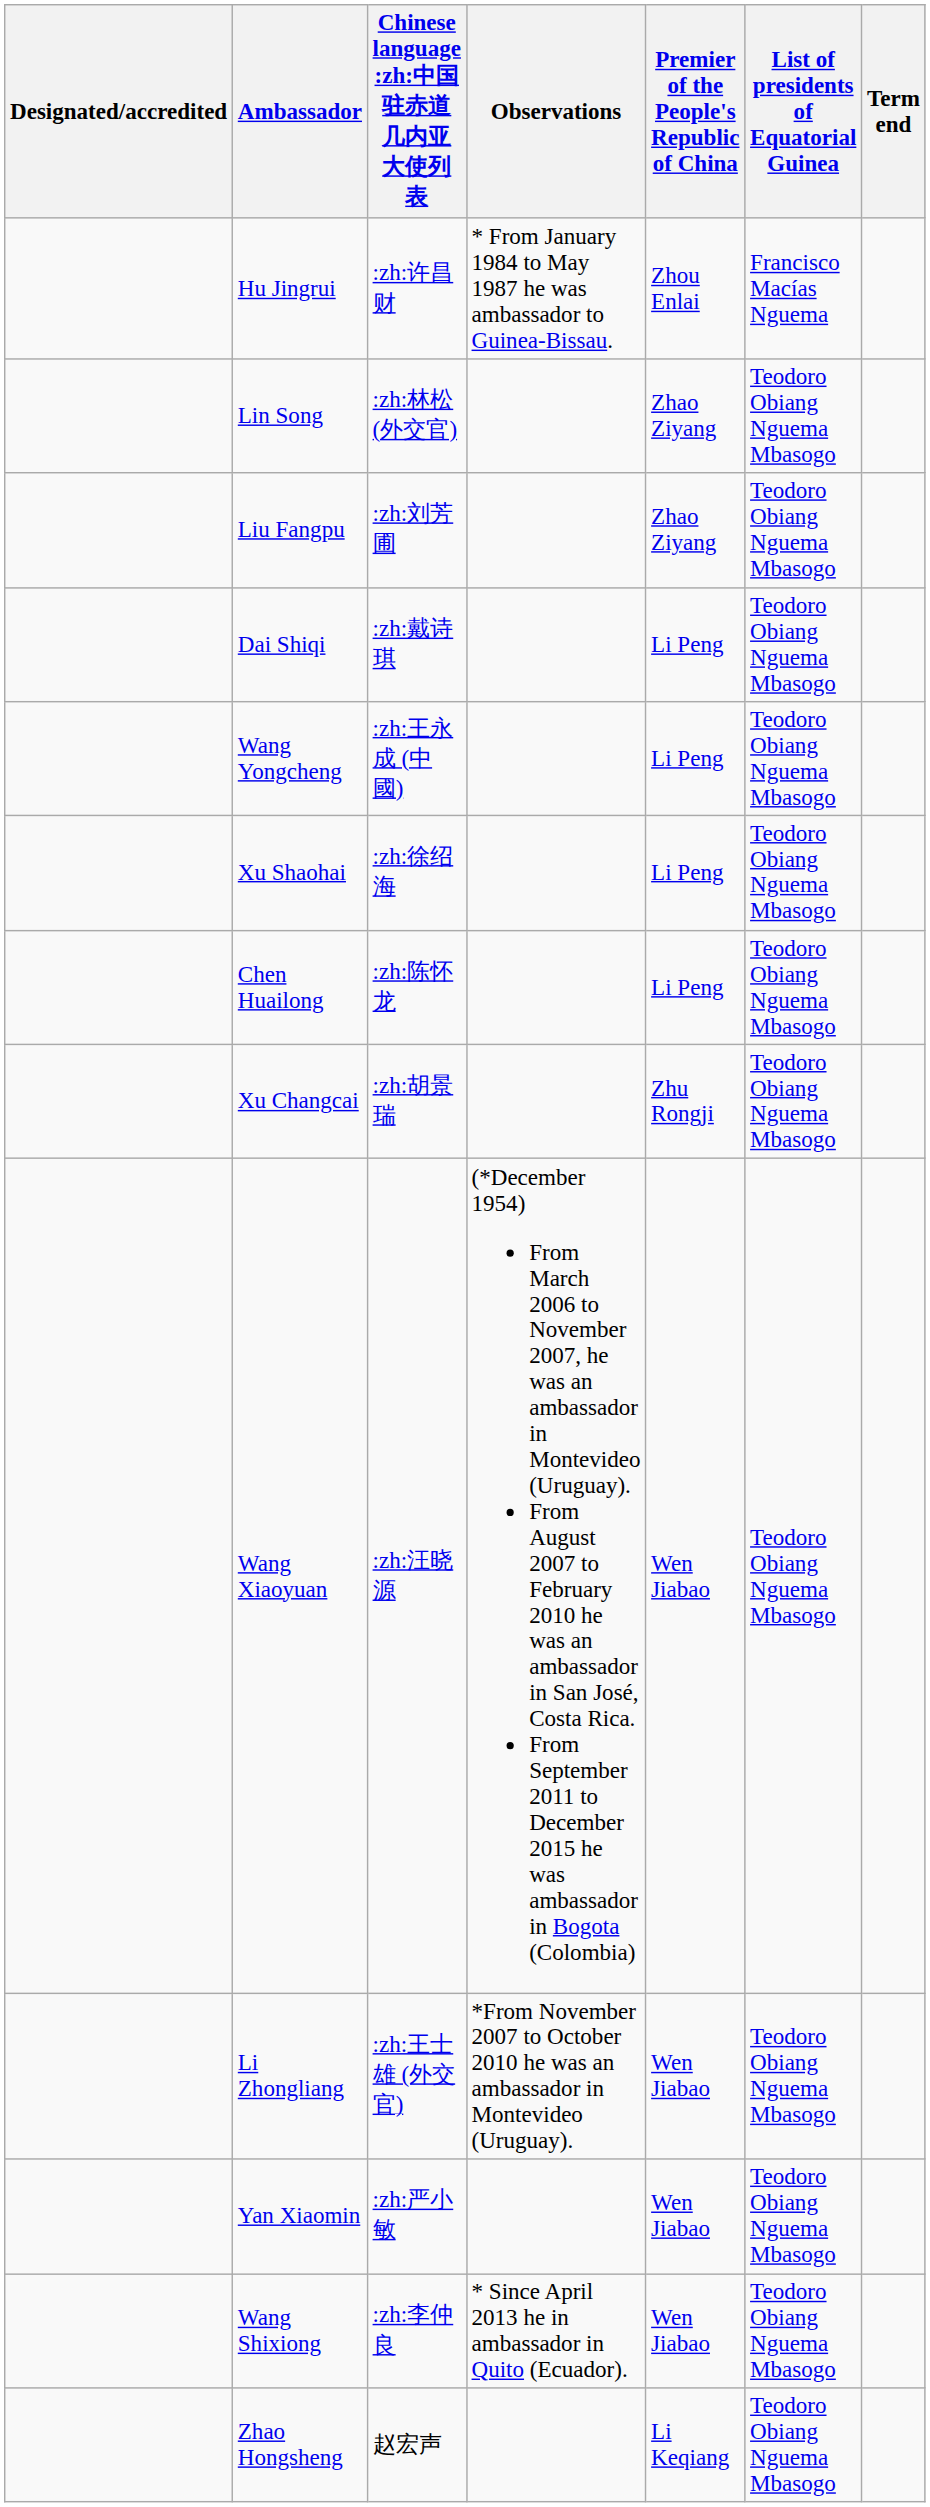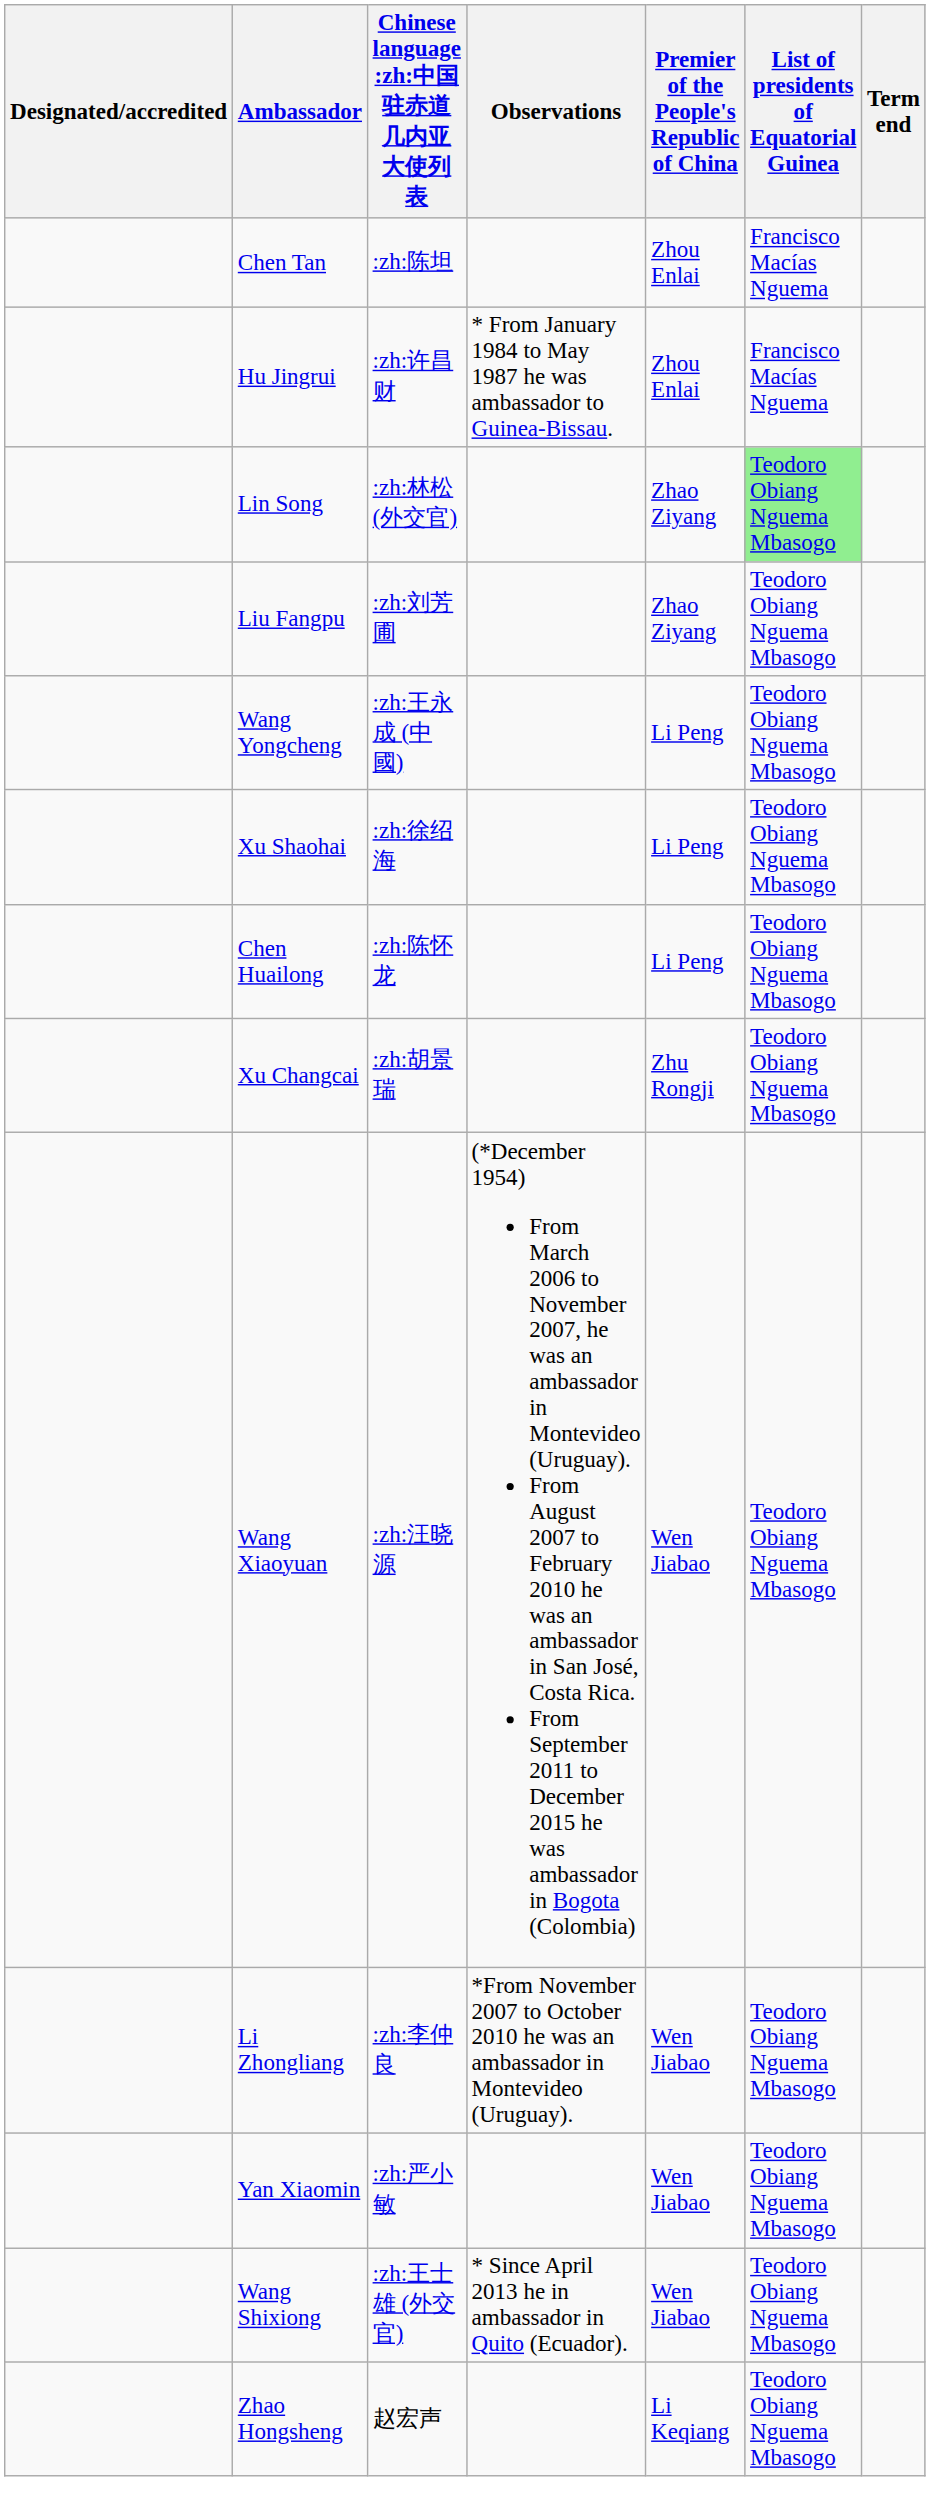+ row: (282, 262)
(793, 415) no background -> (793, 503) lightgreen background
- row: (282, 644)
(414, 2075) :zh:王士雄 (外交官) -> (413, 2049) :zh:李仲良
(413, 2329) :zh:李仲良 -> (414, 2303) :zh:王士雄 (外交官)
